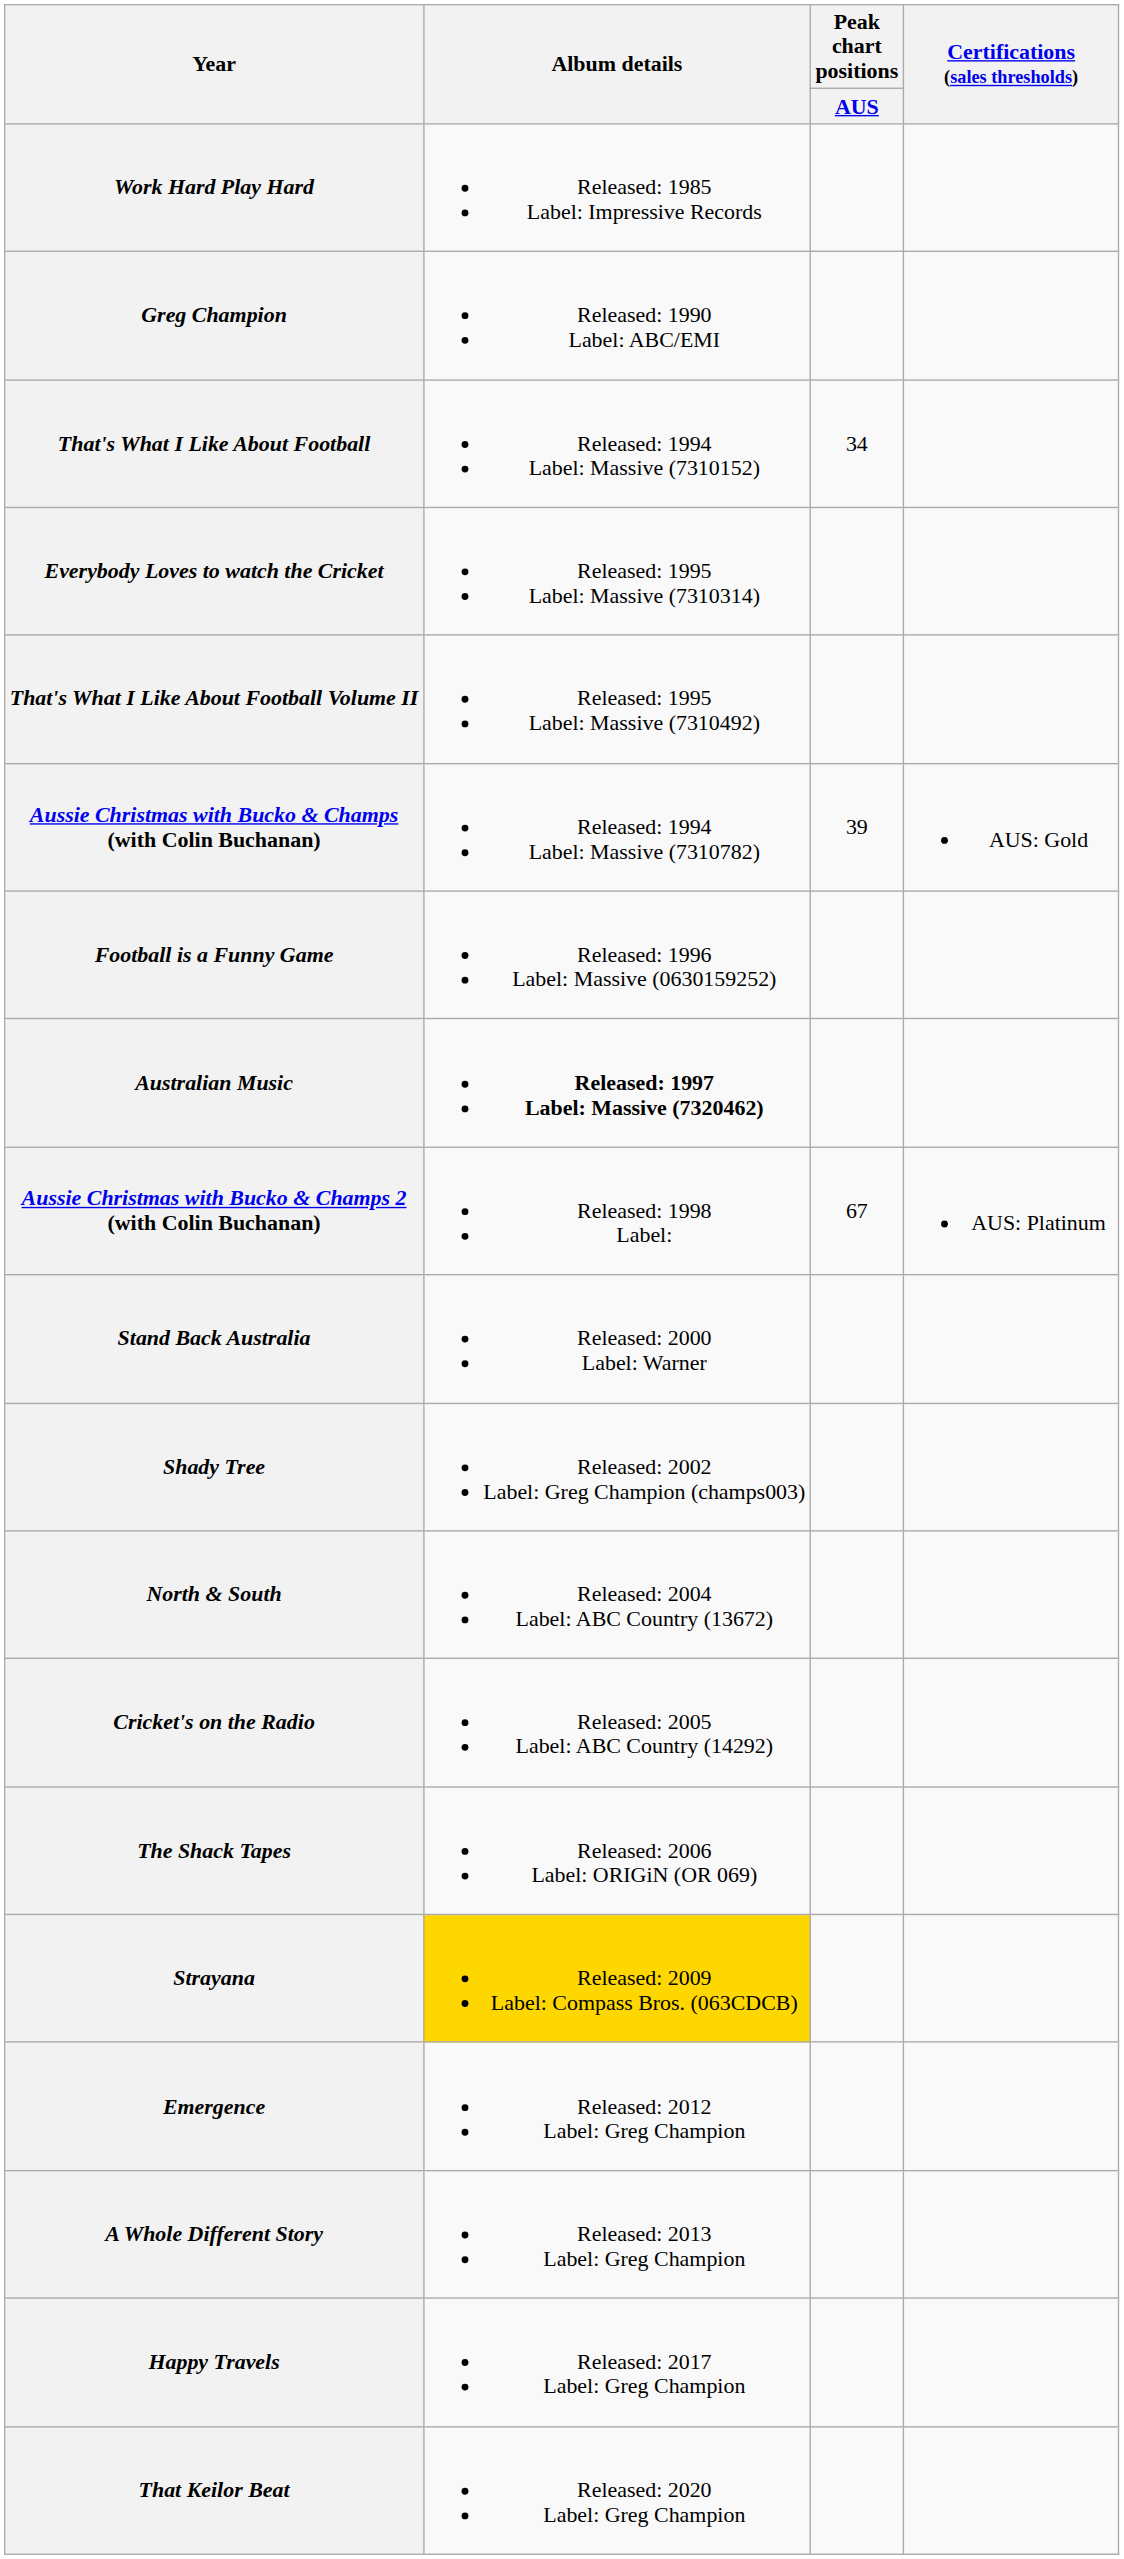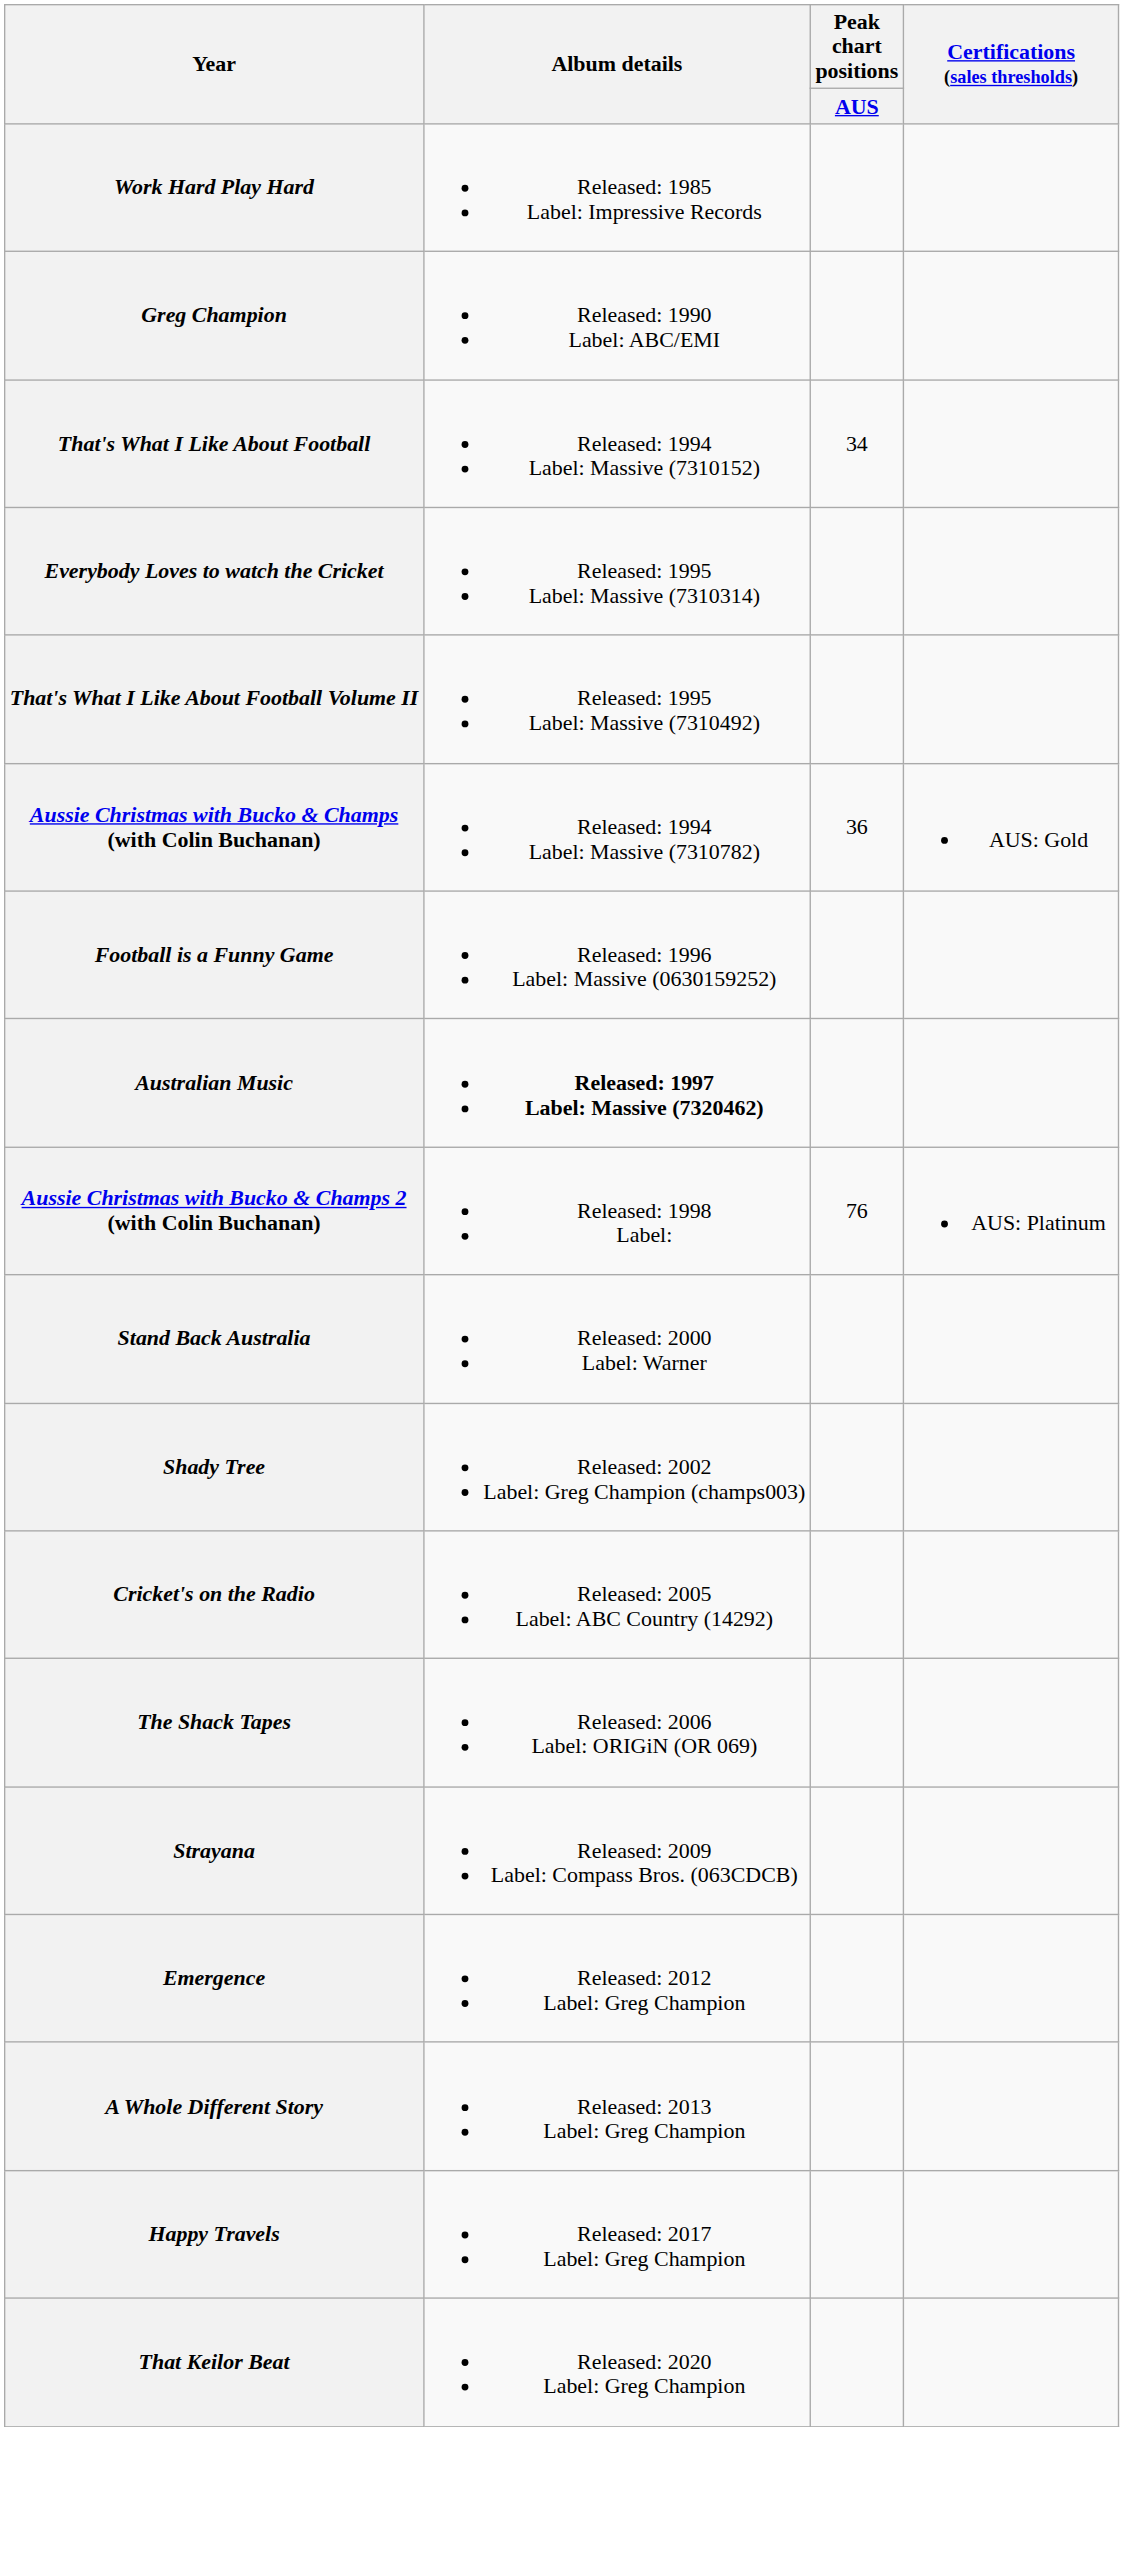(857, 826) 39 -> (857, 826) 36
(857, 1210) 67 -> (857, 1210) 76
- row: (214, 1594)
(617, 1991) gold background -> (617, 1863) no background
